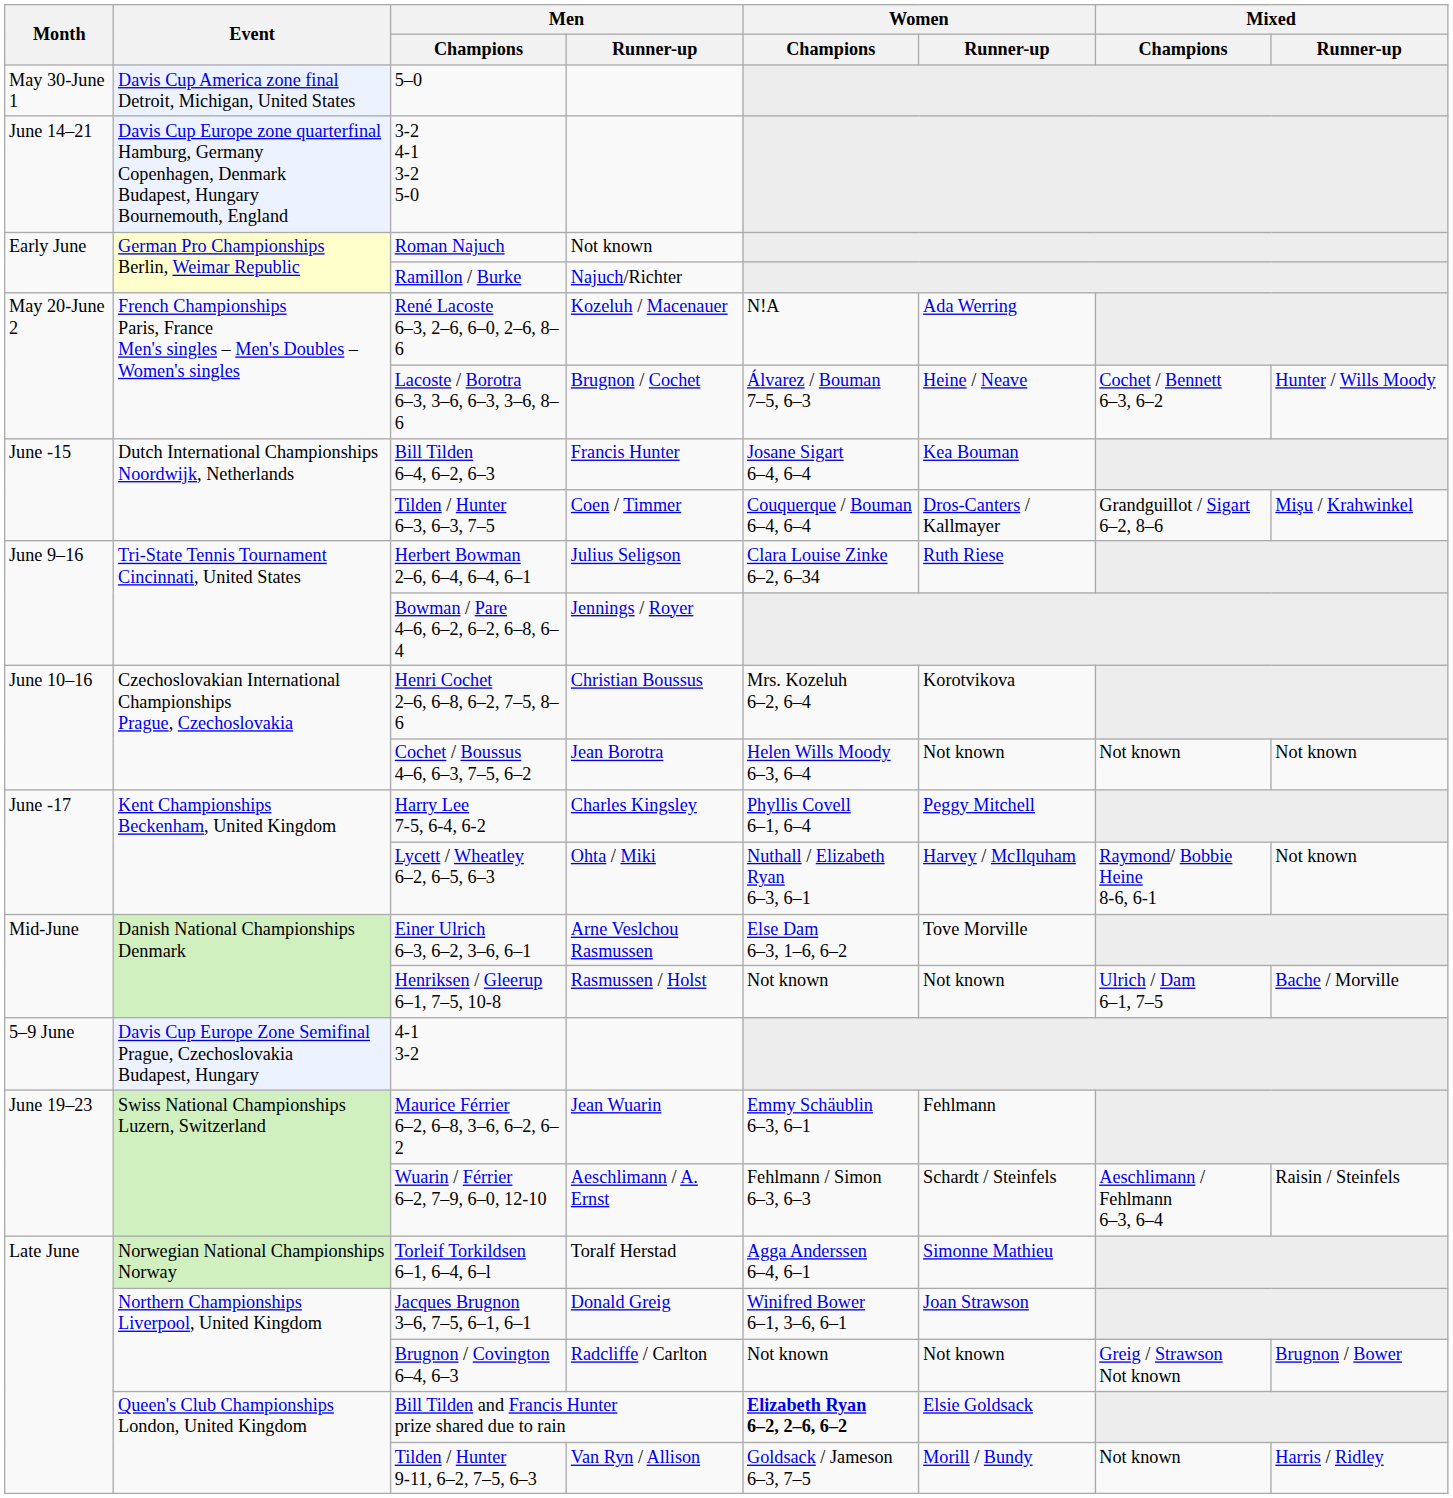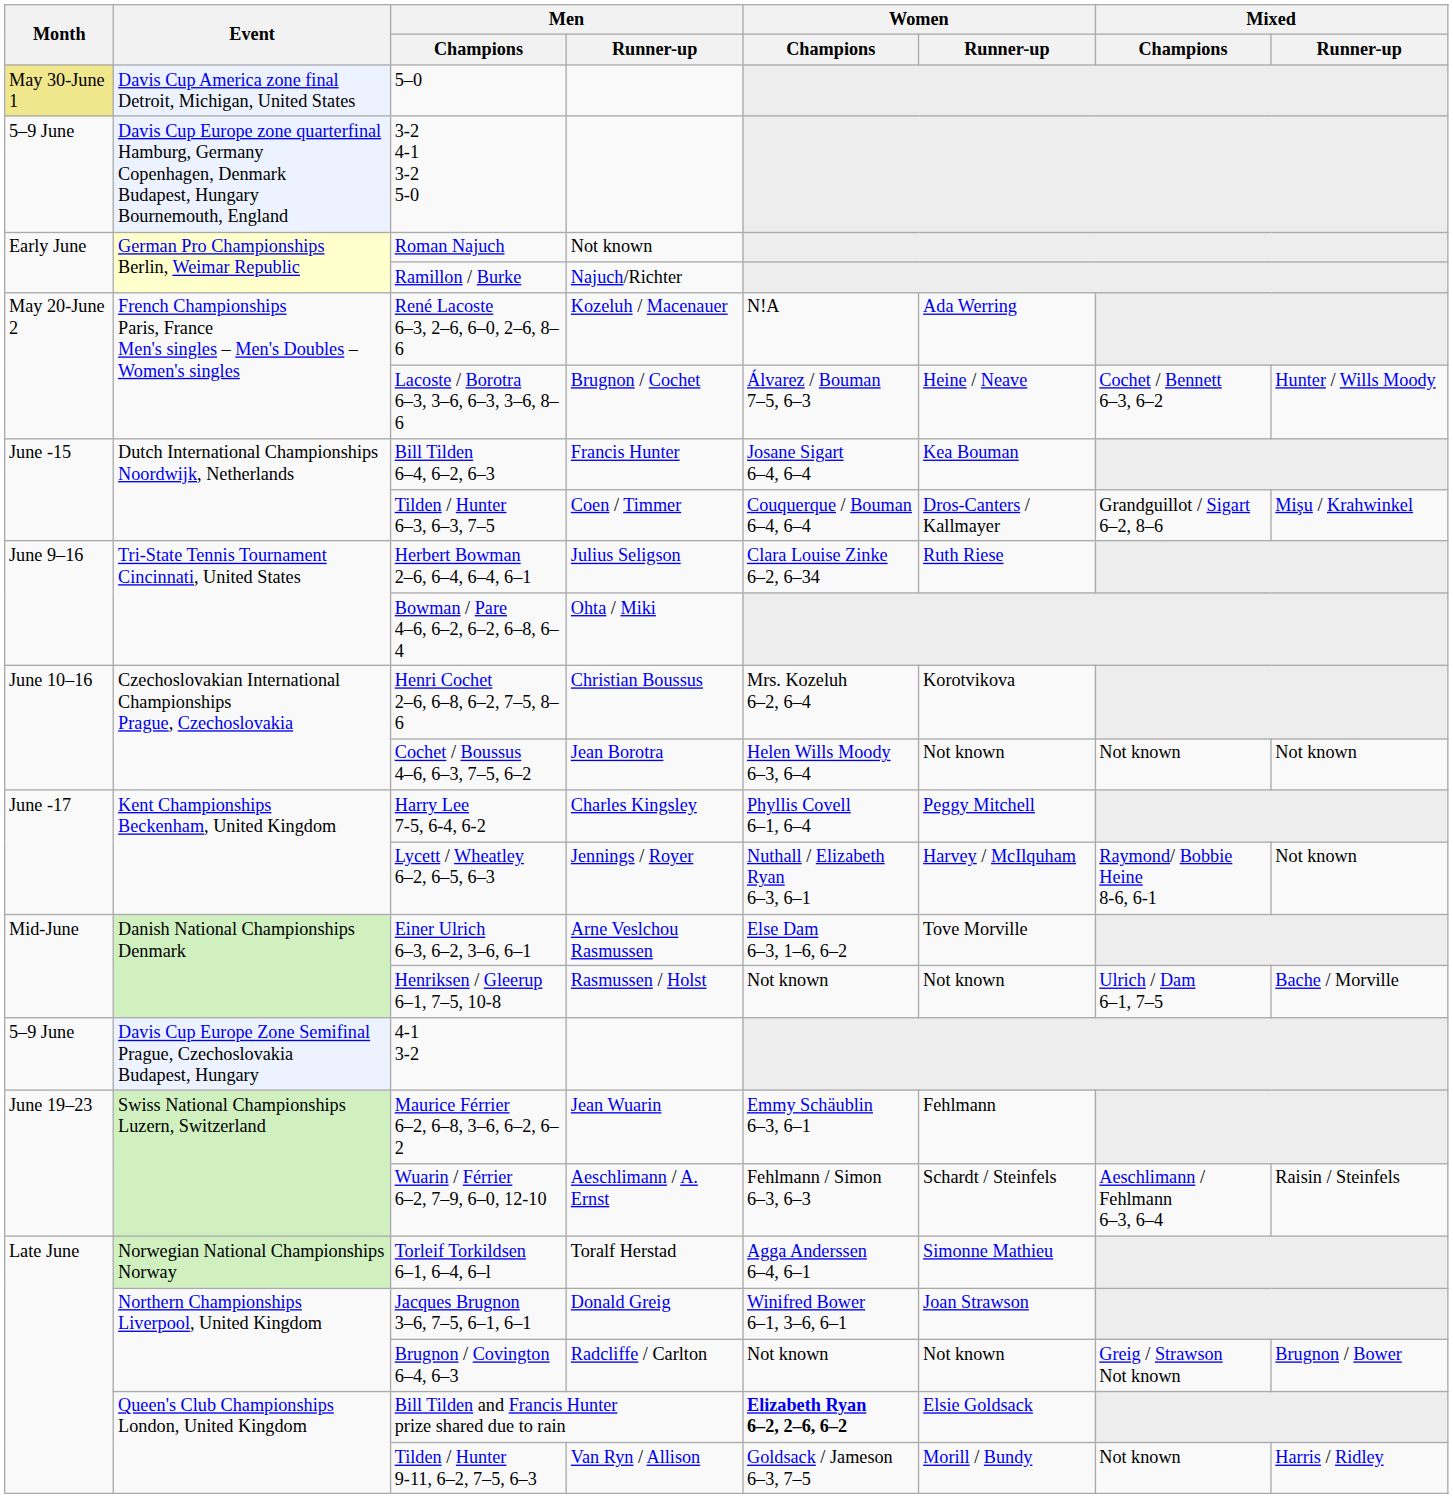(57, 89) no background -> (57, 89) khaki background
(51, 130) June 14–21 -> (42, 130) 5–9 June
(632, 607) Jennings / Royer -> (613, 607) Ohta / Miki
(613, 856) Ohta / Miki -> (632, 856) Jennings / Royer
